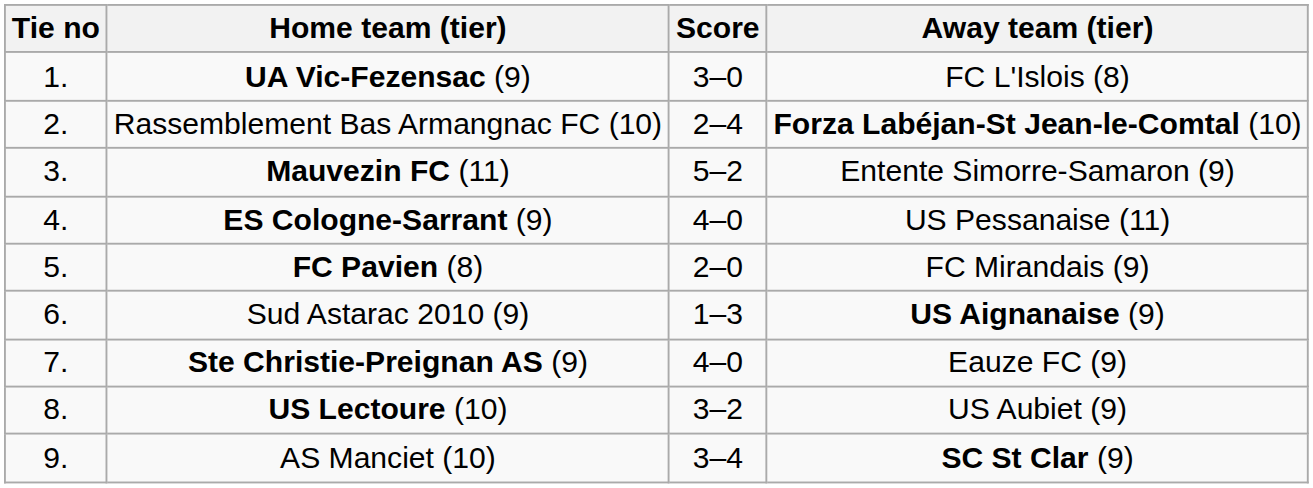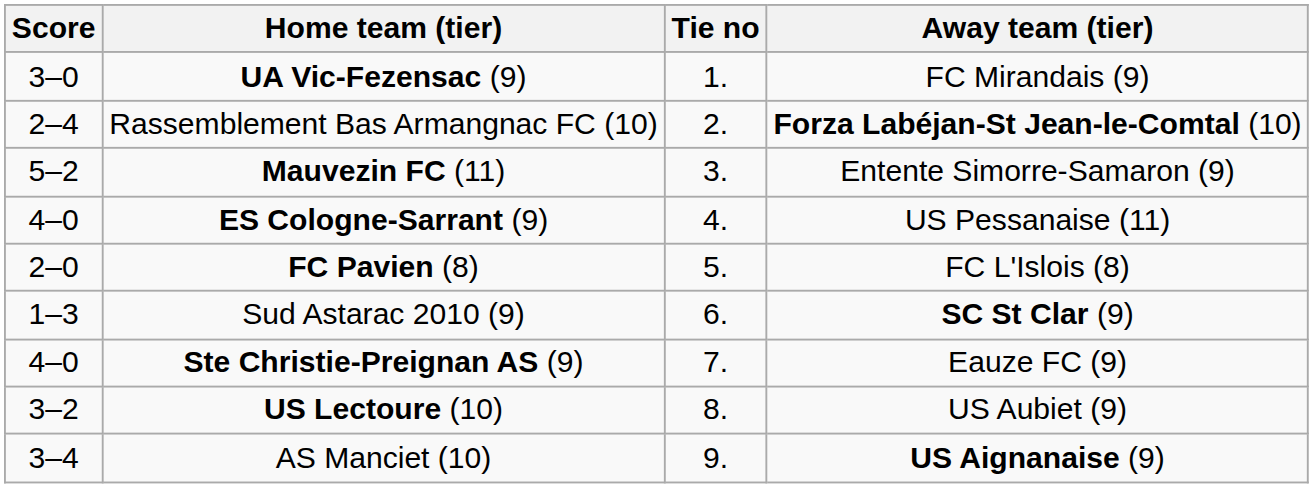columns swapped: (56, 28) <-> (718, 28)
(1038, 76) FC L'Islois (8) -> (1038, 76) FC Mirandais (9)
(1038, 266) FC Mirandais (9) -> (1038, 266) FC L'Islois (8)
(1038, 314) US Aignanaise (9) -> (1038, 314) SC St Clar (9)
(1038, 457) SC St Clar (9) -> (1038, 457) US Aignanaise (9)
